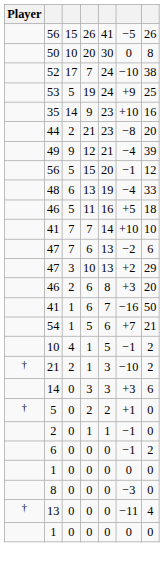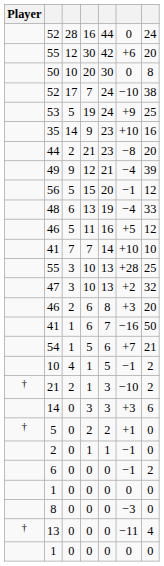+ row: (53, 33)
+ row: (53, 53)
- row: (53, 33)
(150, 209) 18 -> (150, 229) 12
- row: (53, 248)
+ row: (53, 268)
(150, 268) 29 -> (150, 287) 32
